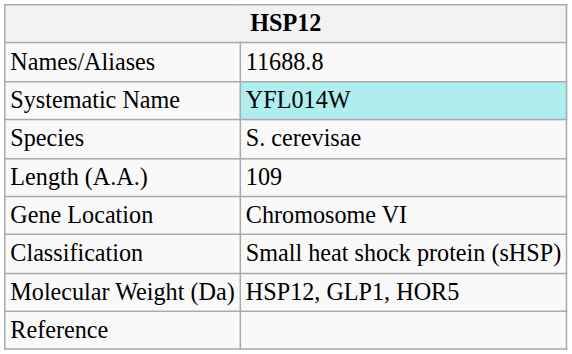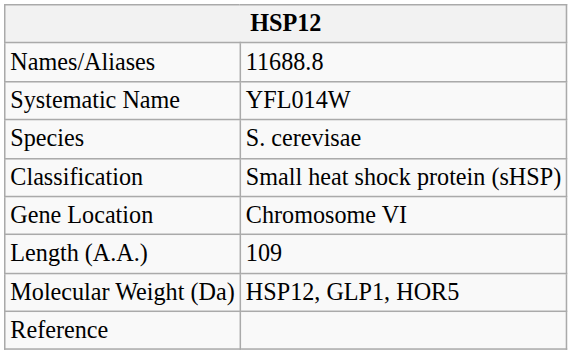(298, 100) paleturquoise background -> (298, 100) no background
rows swapped: (77, 253) <-> (79, 176)
